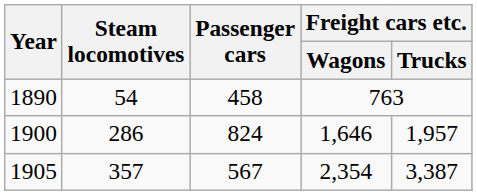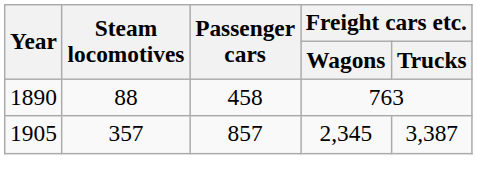(126, 97) 54 -> (126, 97) 88
- row: (33, 134)
(245, 171) 567 -> (245, 134) 857
(346, 171) 2,354 -> (346, 134) 2,345
